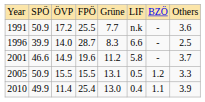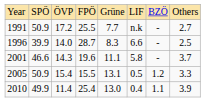(185, 27) 3.6 -> (185, 27) 2.7
(64, 58) 14.9 -> (64, 58) 14.3
(112, 58) 11.2 -> (112, 58) 11.1
(64, 74) 15.5 -> (64, 74) 15.4
